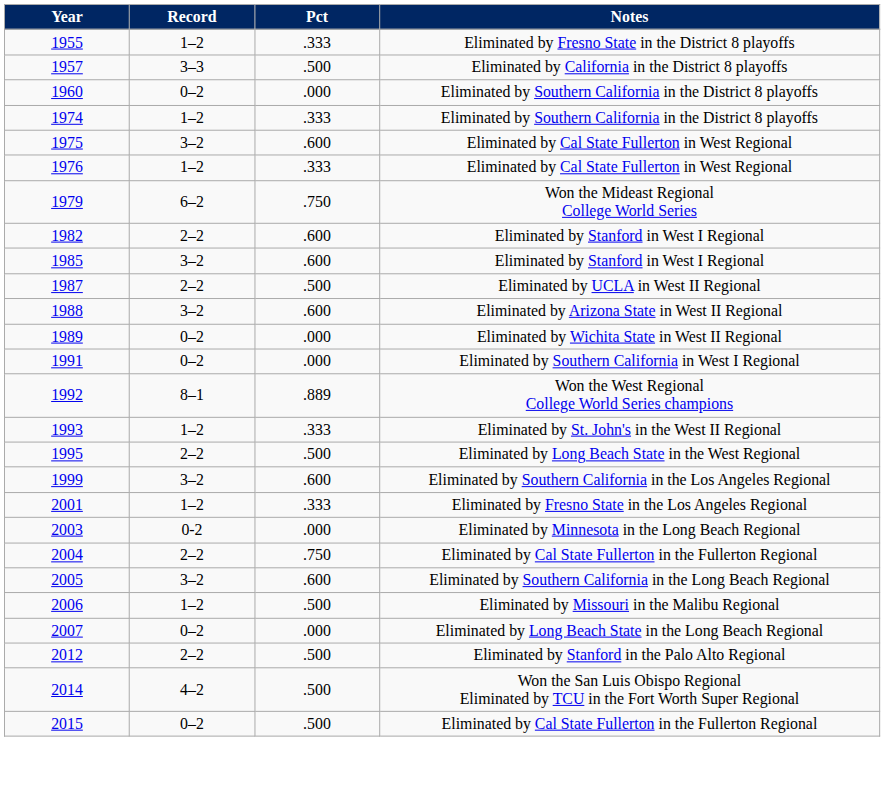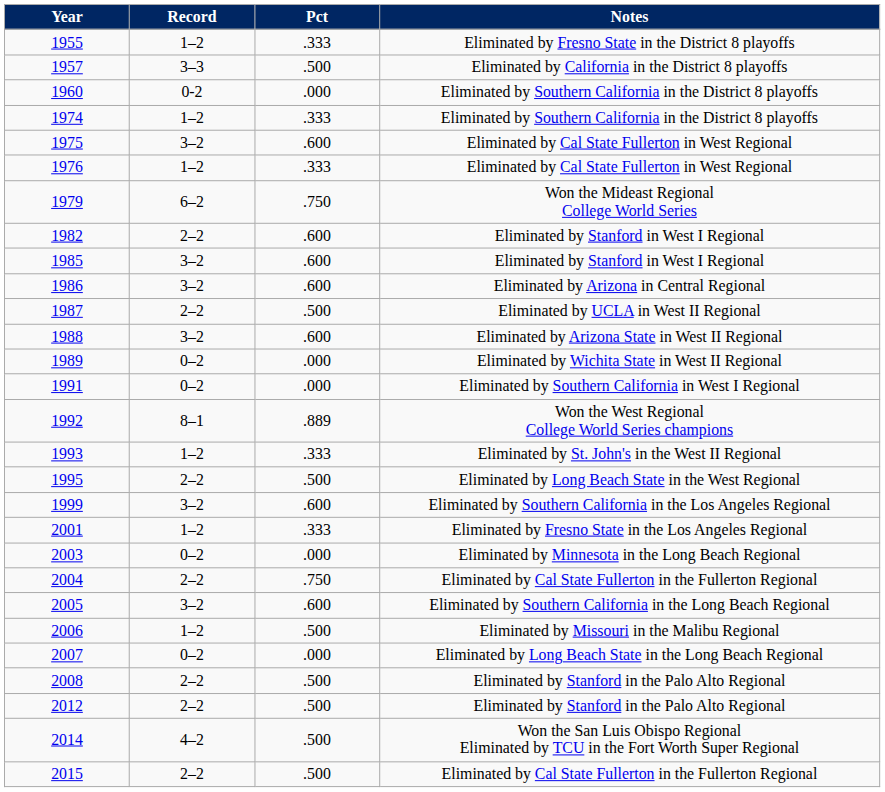(192, 92) 0–2 -> (192, 92) 0-2
+ row: (67, 286)
(192, 530) 0-2 -> (192, 555) 0–2
+ row: (67, 680)
(192, 723) 0–2 -> (192, 773) 2–2
